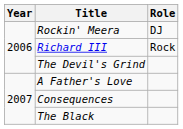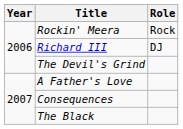(156, 30) DJ -> (163, 30) Rock
(163, 47) Rock -> (156, 47) DJ
